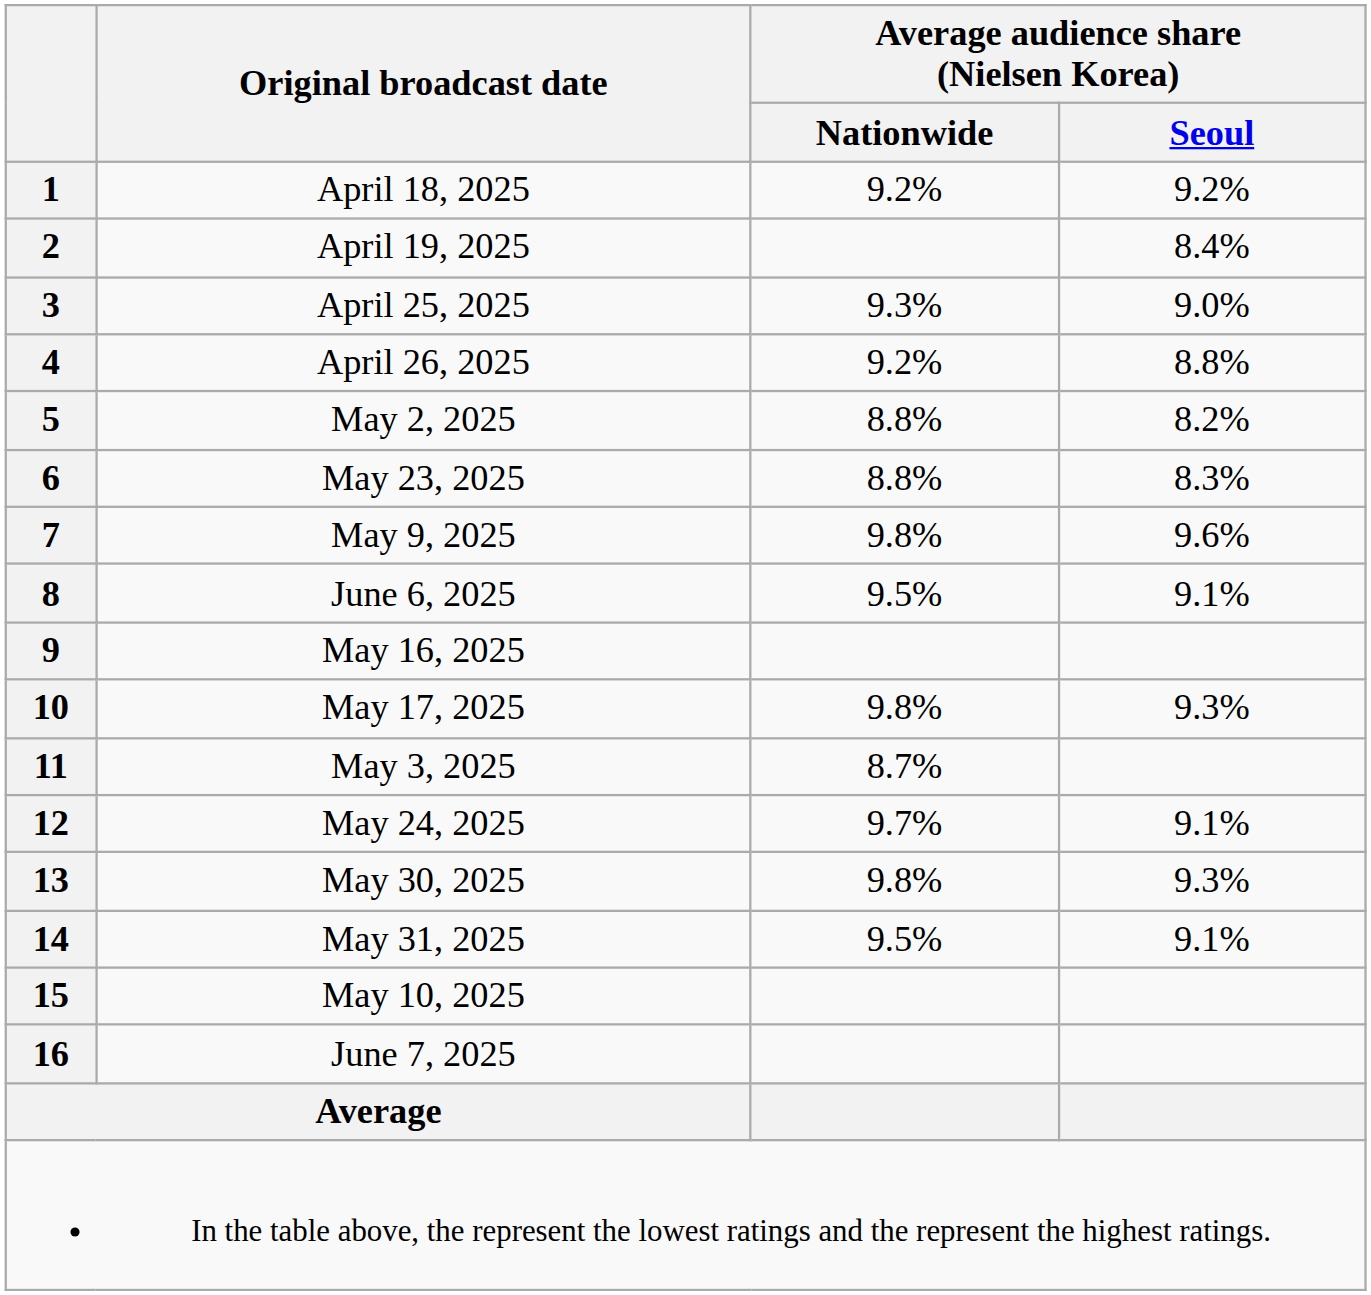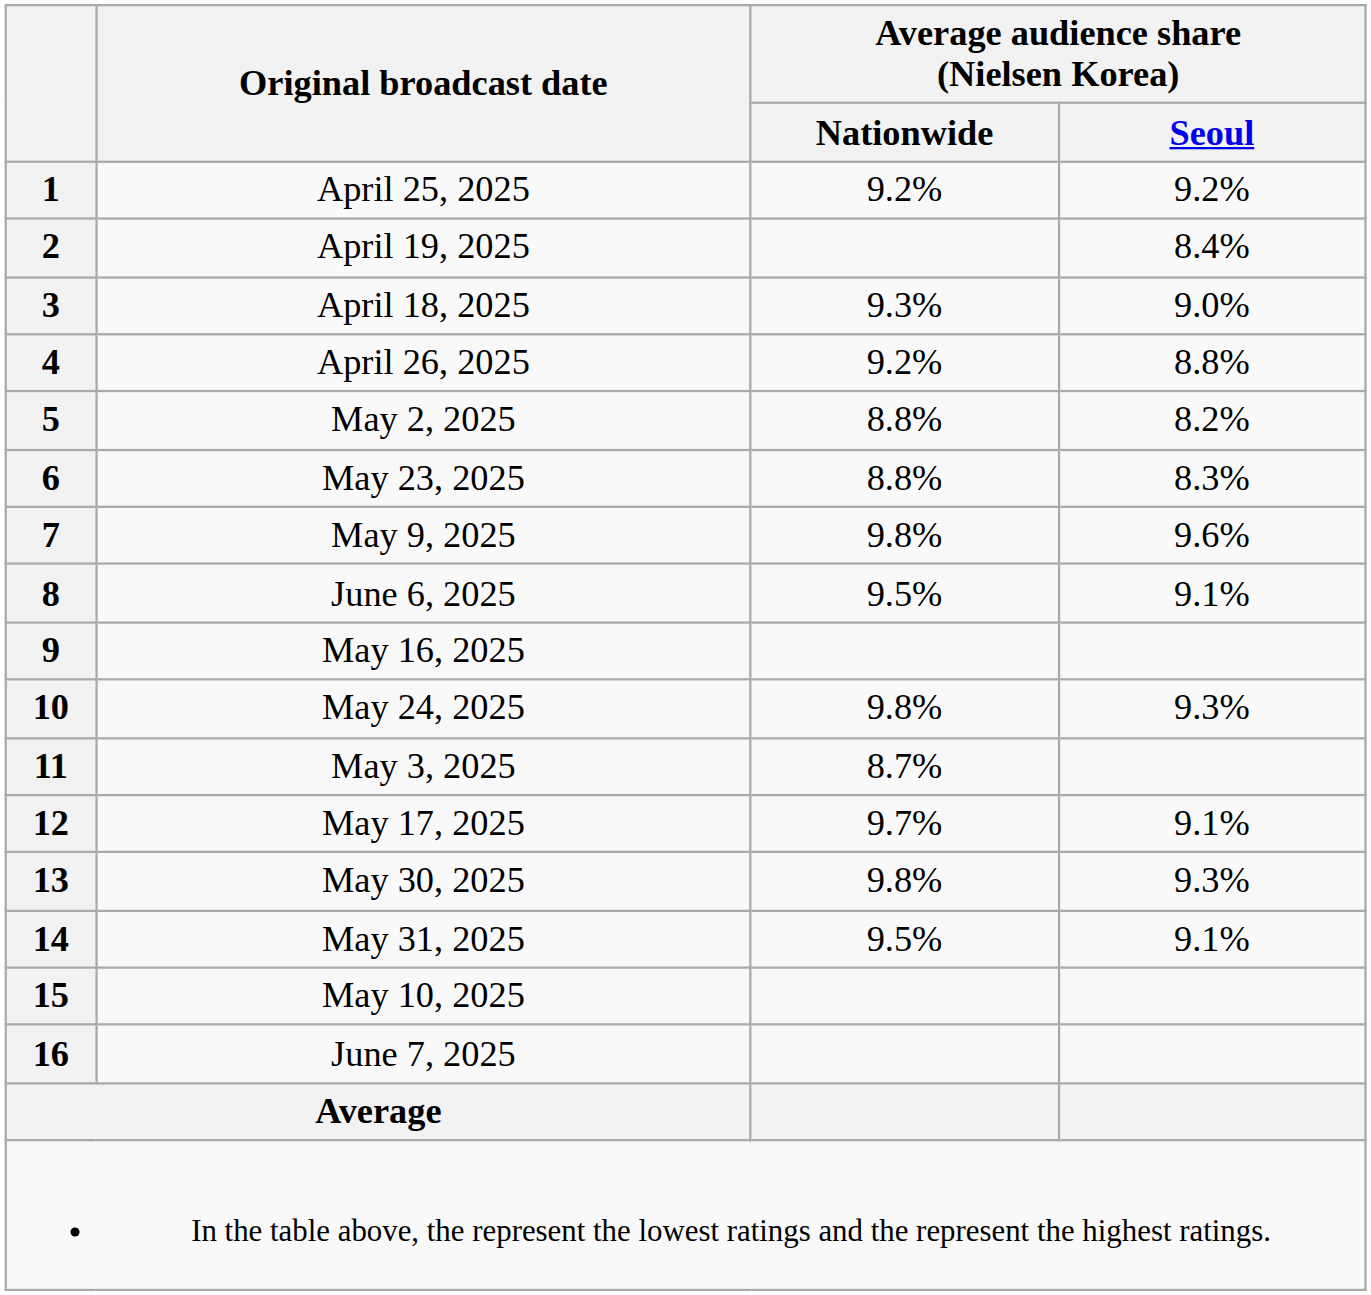(423, 189) April 18, 2025 -> (423, 189) April 25, 2025
(423, 304) April 25, 2025 -> (423, 304) April 18, 2025
(423, 707) May 17, 2025 -> (423, 707) May 24, 2025
(423, 822) May 24, 2025 -> (423, 822) May 17, 2025
